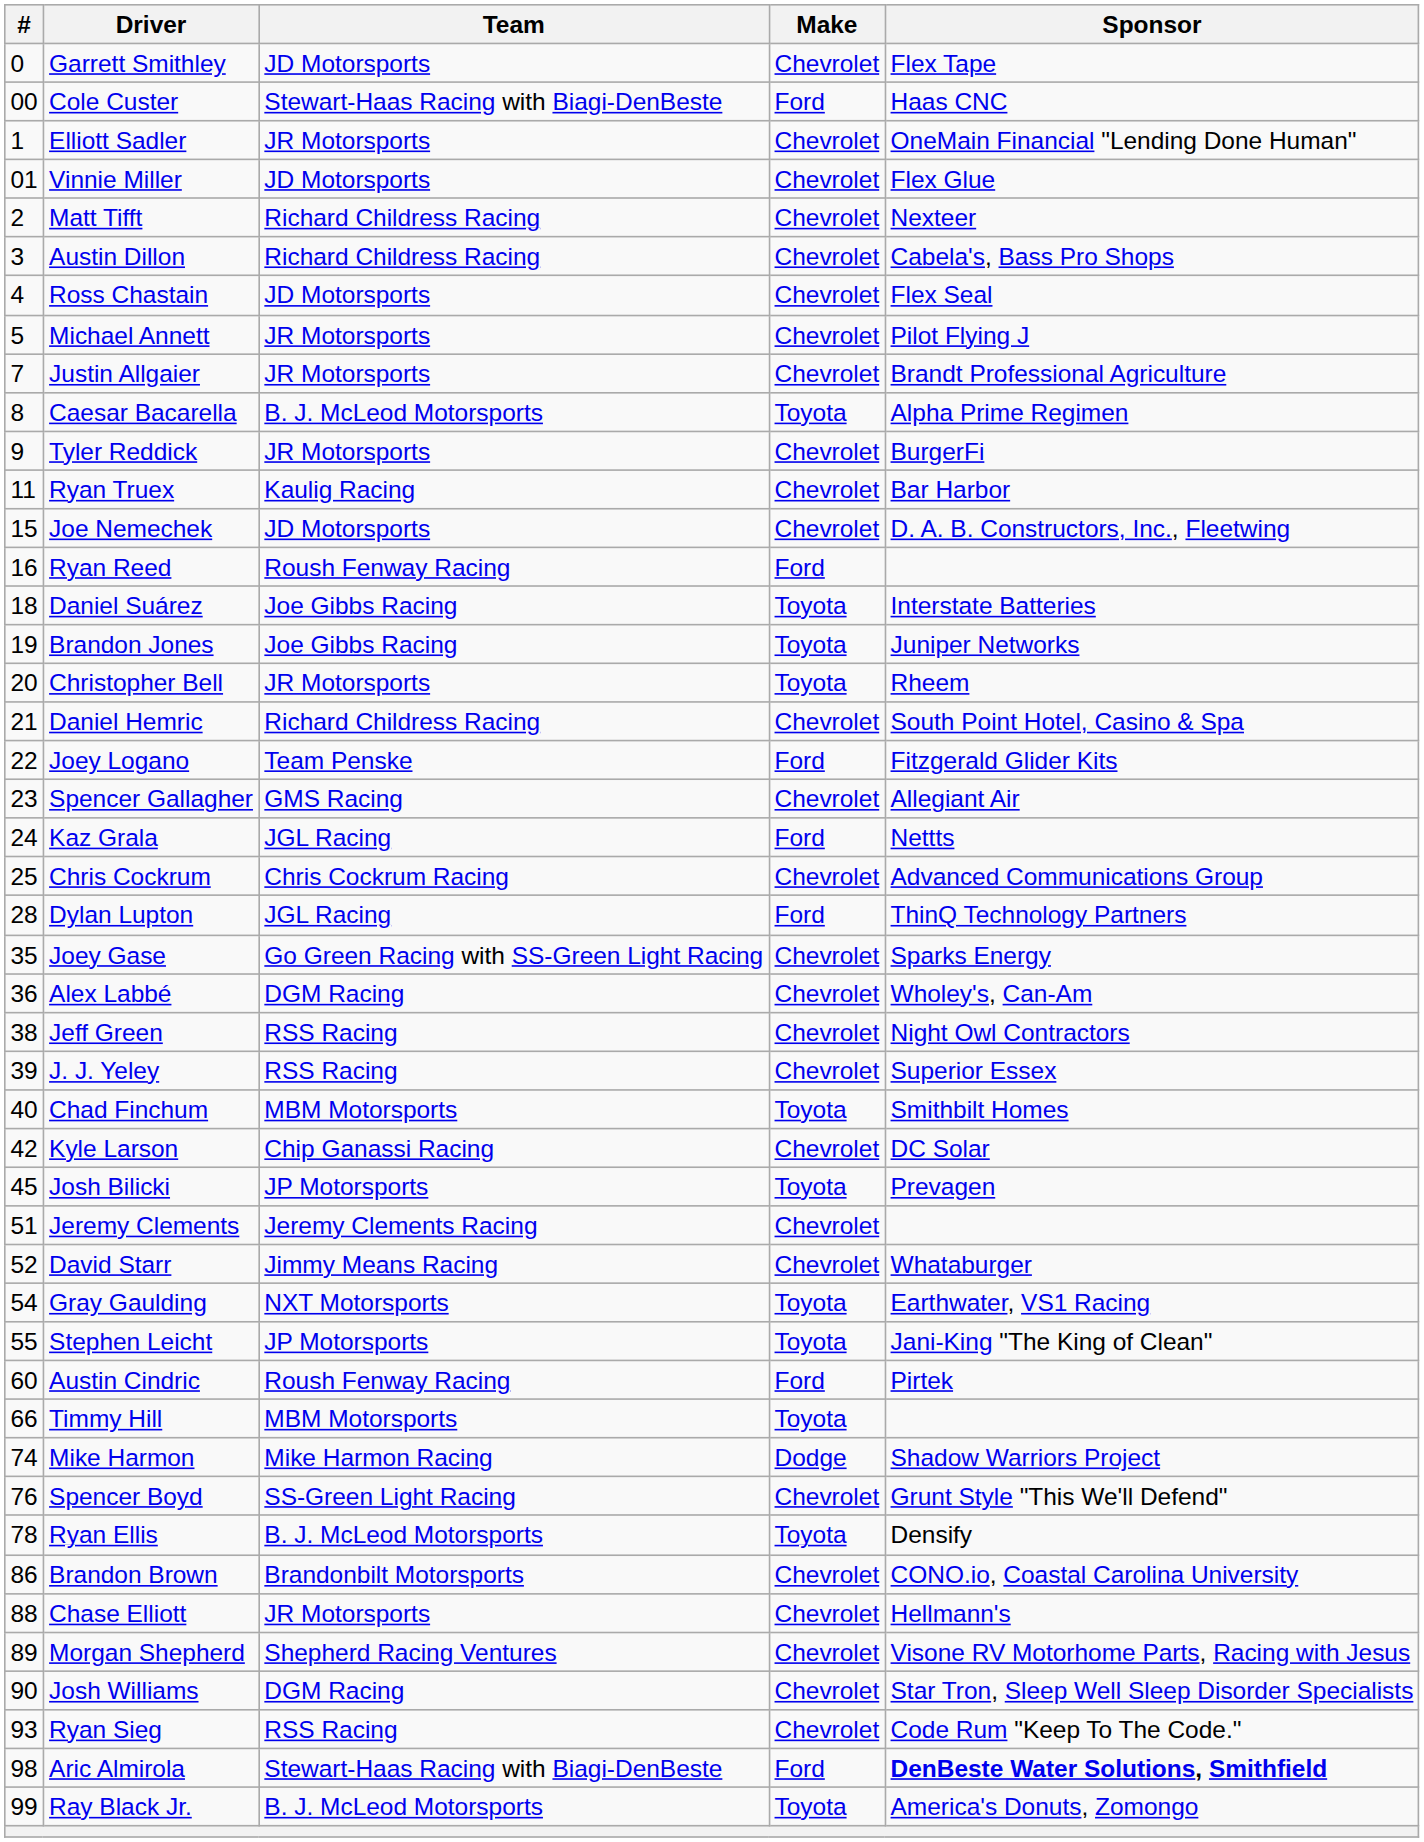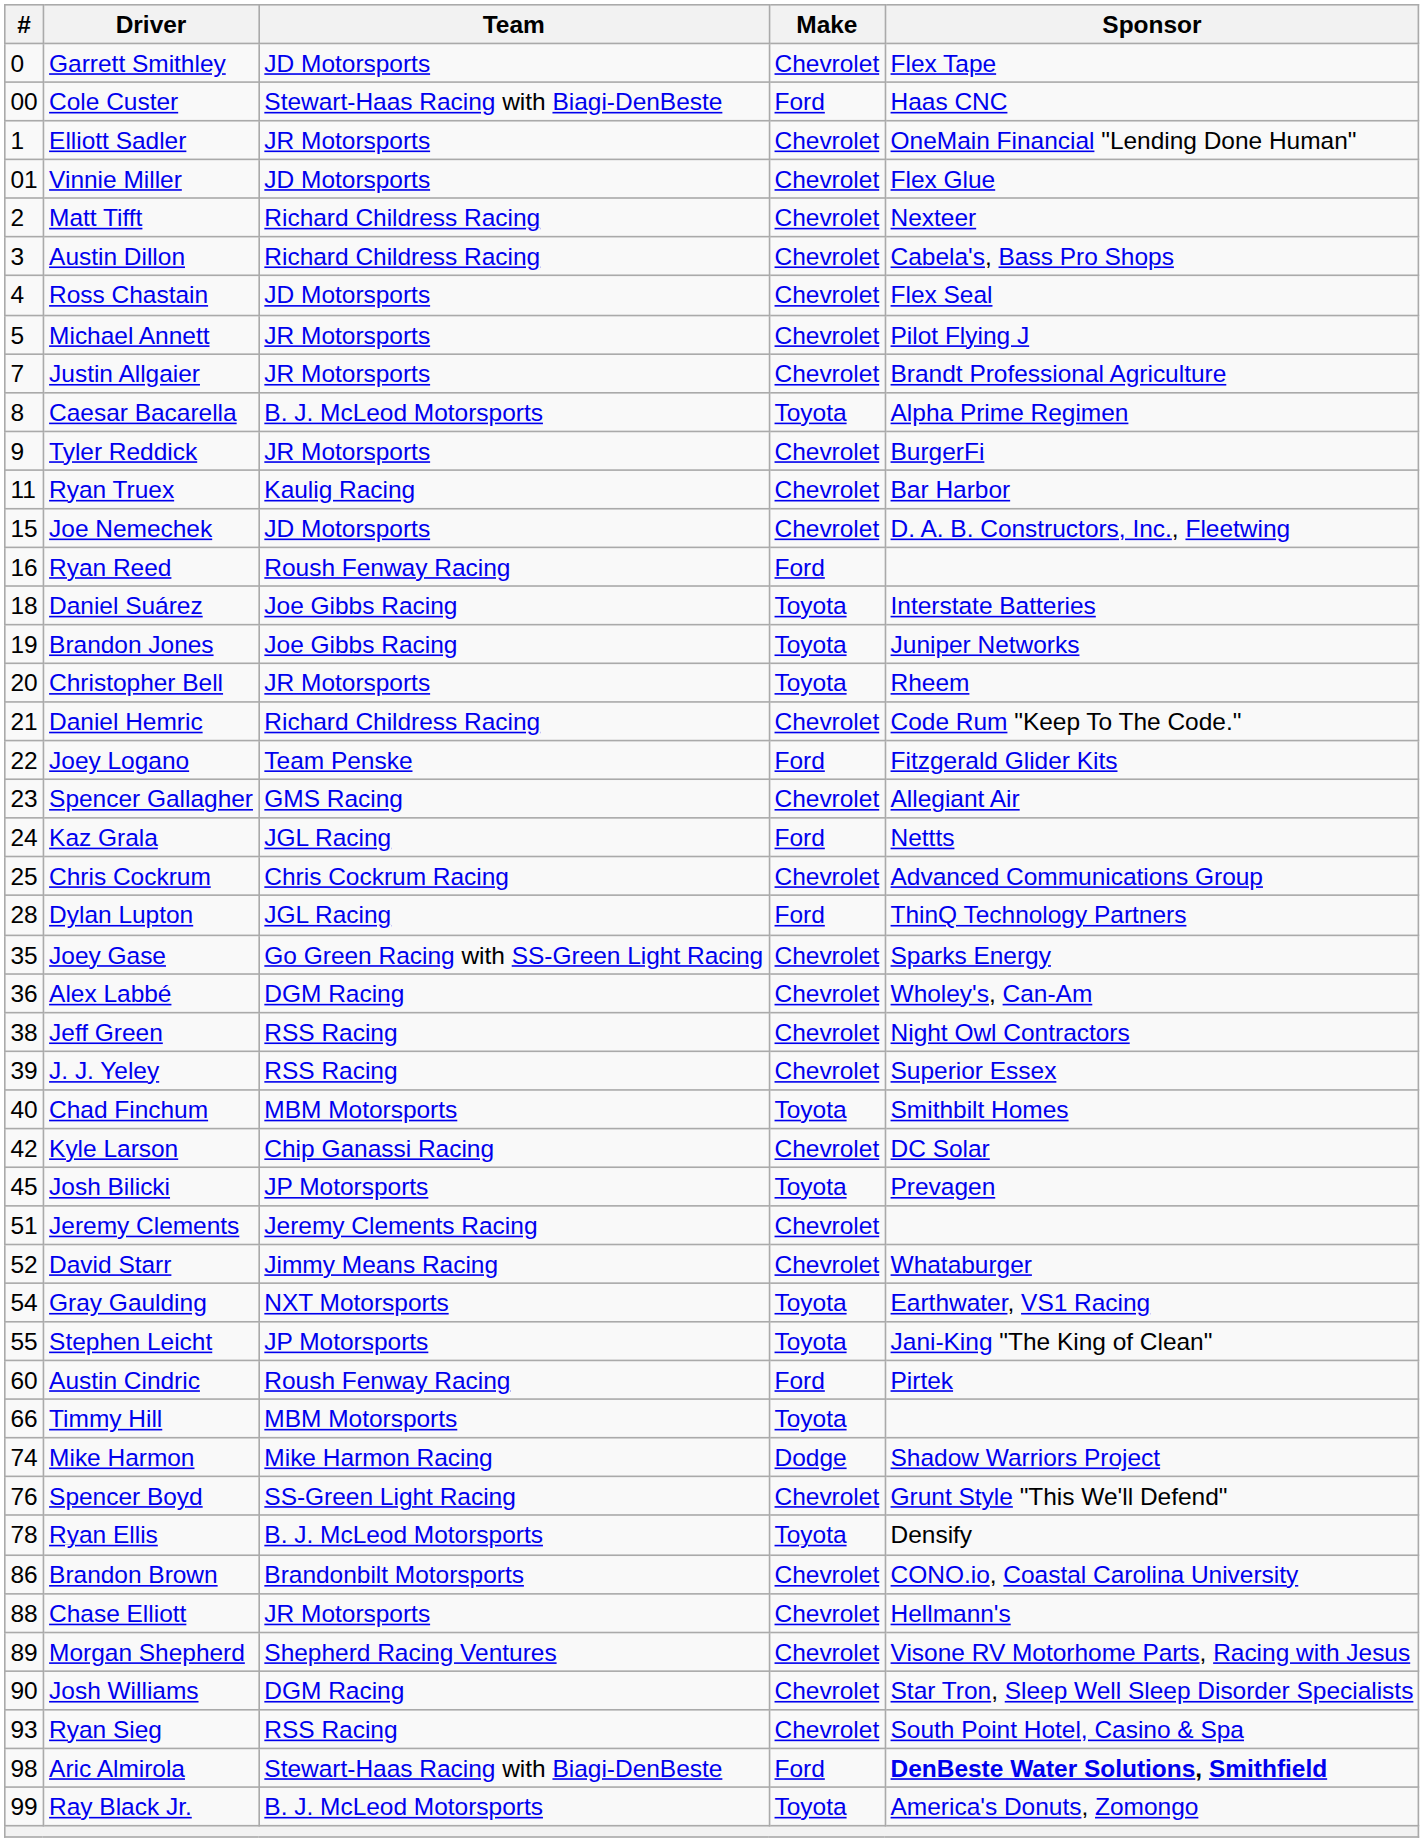(1067, 722) South Point Hotel, Casino & Spa -> (1066, 722) Code Rum "Keep To The Code."
(1066, 1729) Code Rum "Keep To The Code." -> (1067, 1729) South Point Hotel, Casino & Spa
